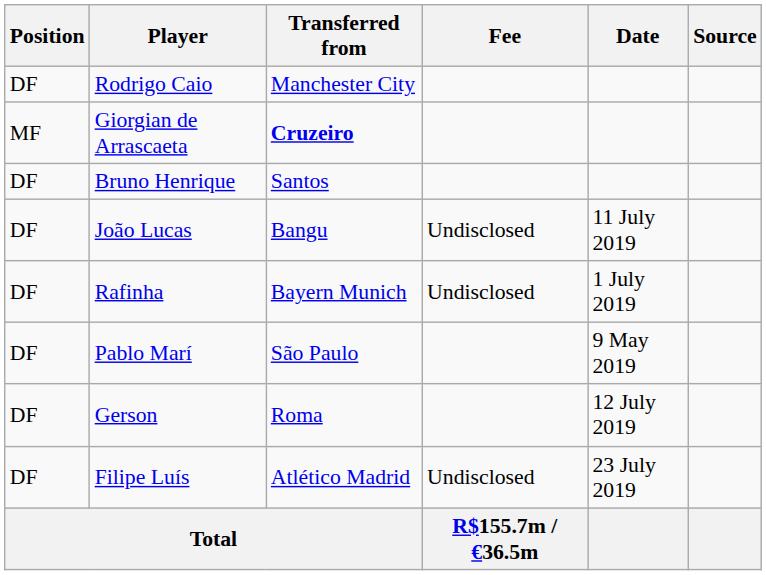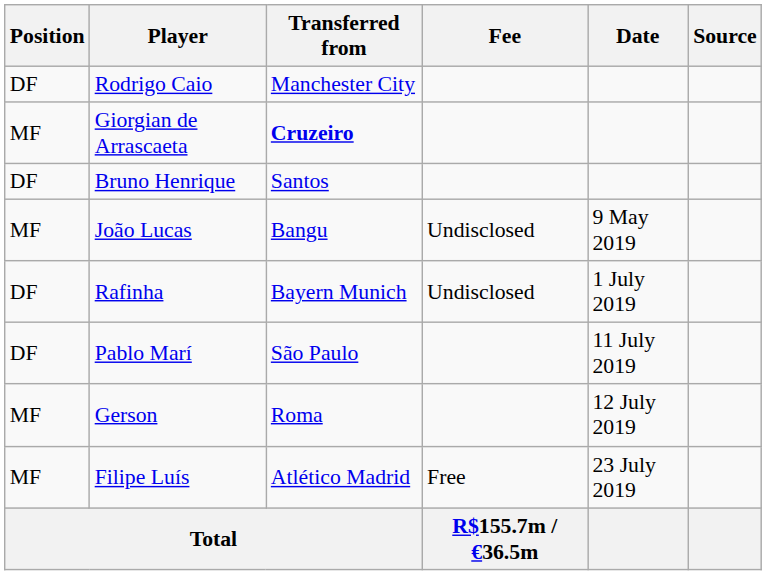(24, 230) DF -> (25, 230) MF
(624, 230) 11 July 2019 -> (621, 230) 9 May 2019
(621, 353) 9 May 2019 -> (624, 353) 11 July 2019
(24, 415) DF -> (25, 415) MF
(24, 476) DF -> (25, 476) MF
(481, 476) Undisclosed -> (446, 476) Free
